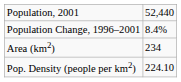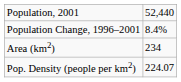(160, 67) 224.10 -> (160, 67) 224.07
